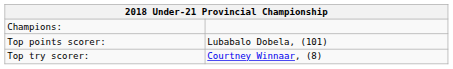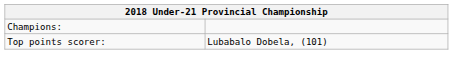- row: (48, 56)
